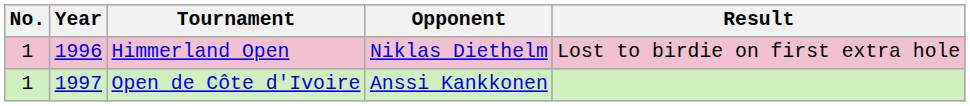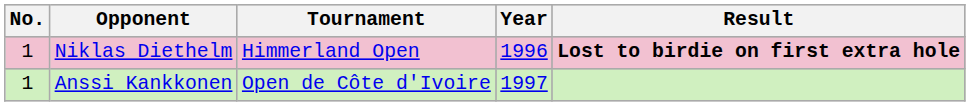columns swapped: (78, 21) <-> (459, 21)
(759, 53) normal -> (759, 53) bold
